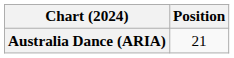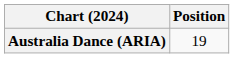(199, 40) 21 -> (199, 40) 19
